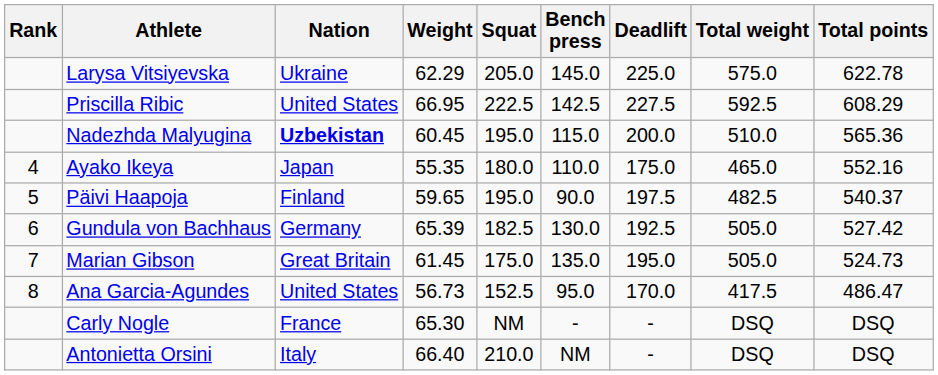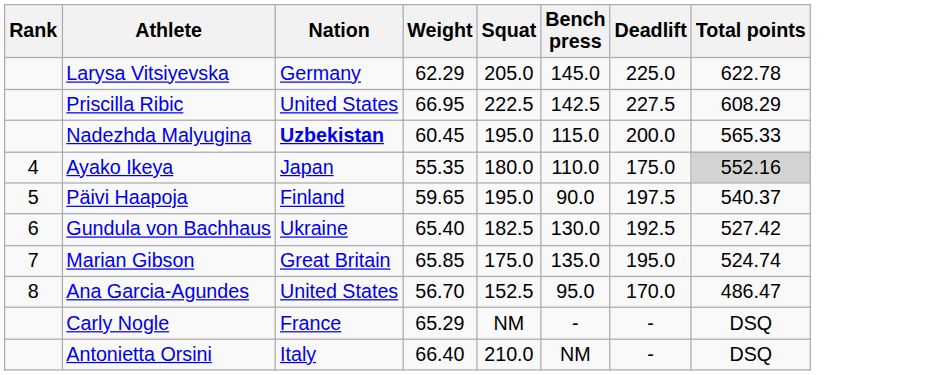- column: (752, 31)
(314, 73) Ukraine -> (320, 73) Germany
(873, 135) 565.36 -> (751, 135) 565.33
(873, 167) no background -> (751, 167) lightgrey background
(320, 229) Germany -> (314, 229) Ukraine
(440, 229) 65.39 -> (440, 229) 65.40
(440, 260) 61.45 -> (440, 260) 65.85
(873, 260) 524.73 -> (751, 260) 524.74
(440, 291) 56.73 -> (440, 291) 56.70
(440, 323) 65.30 -> (440, 323) 65.29
